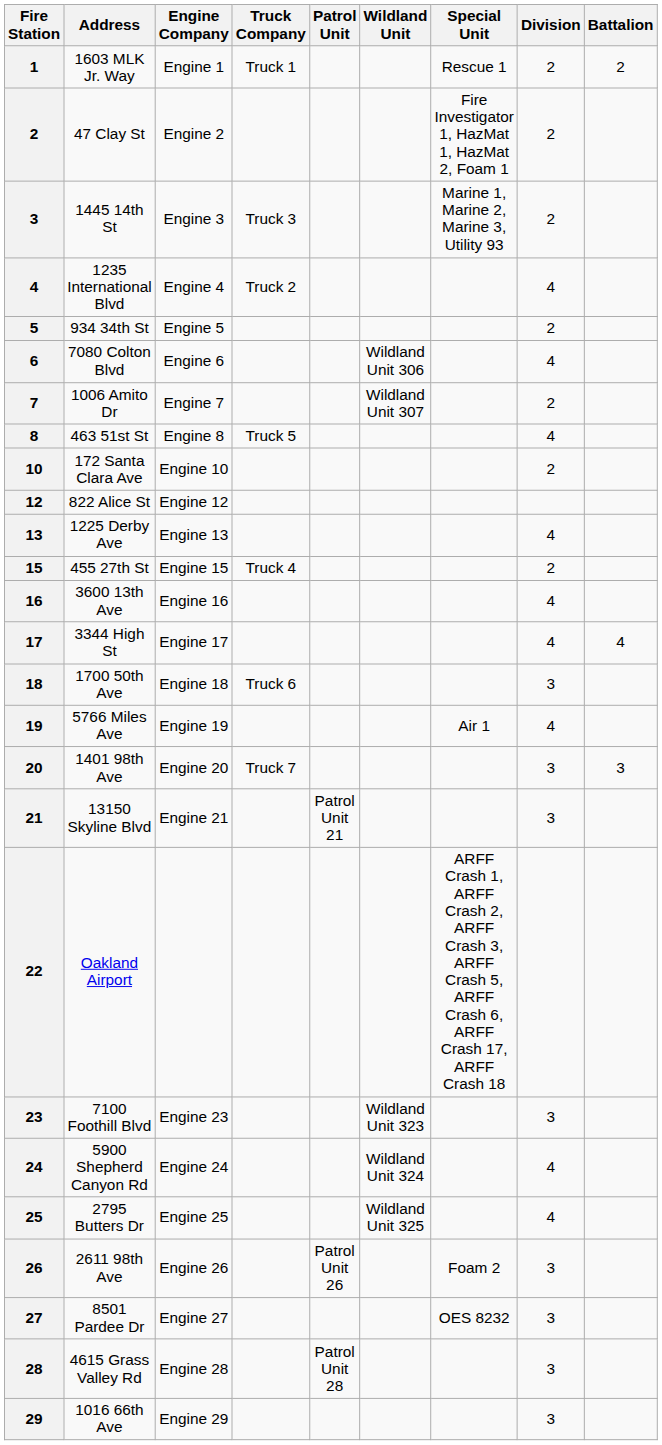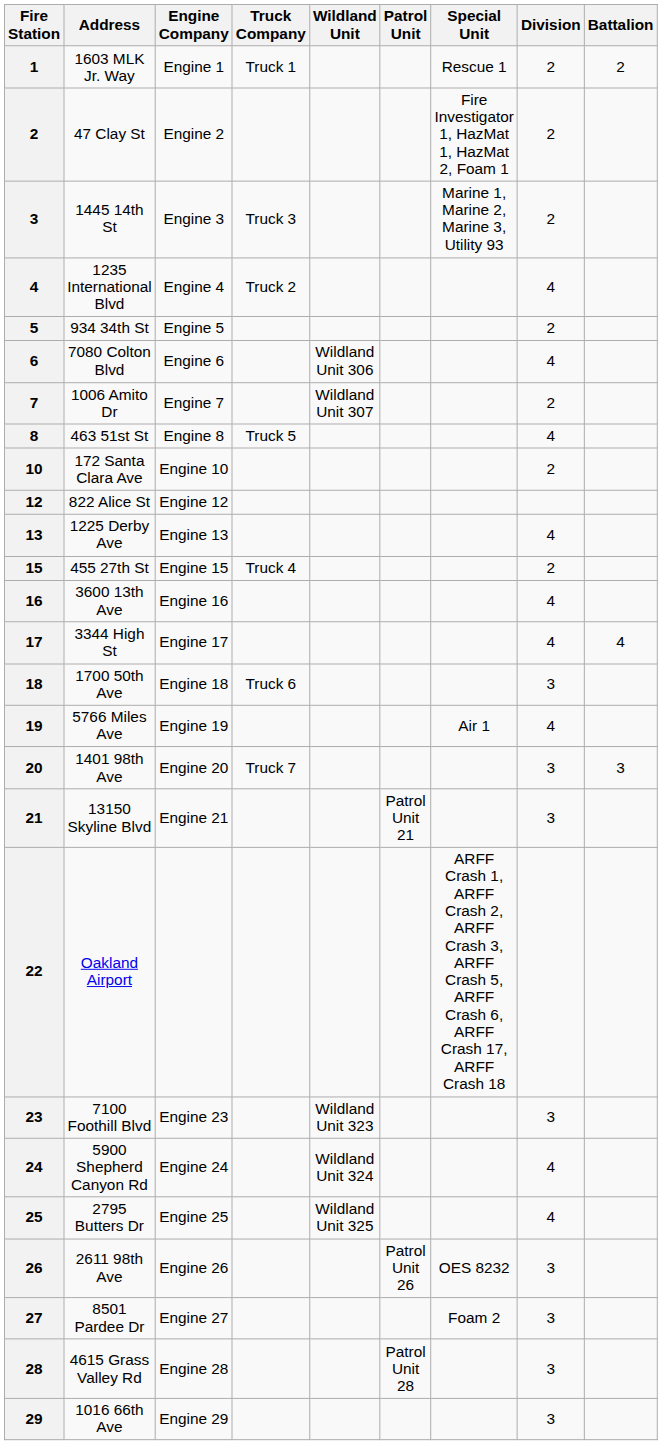columns swapped: (335, 25) <-> (395, 25)
(474, 1268) Foam 2 -> (474, 1268) OES 8232
(474, 1318) OES 8232 -> (474, 1318) Foam 2
